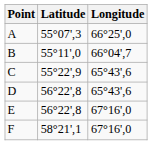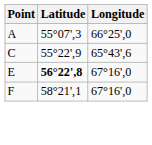- row: (11, 52)
- row: (12, 91)
(61, 110) normal -> (62, 72) bold
